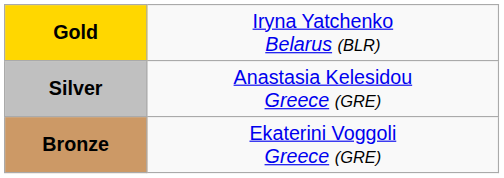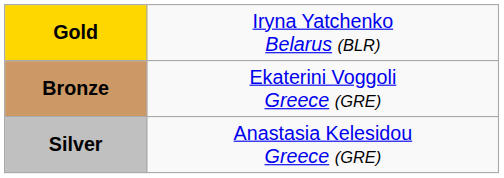rows swapped: (76, 88) <-> (76, 144)
